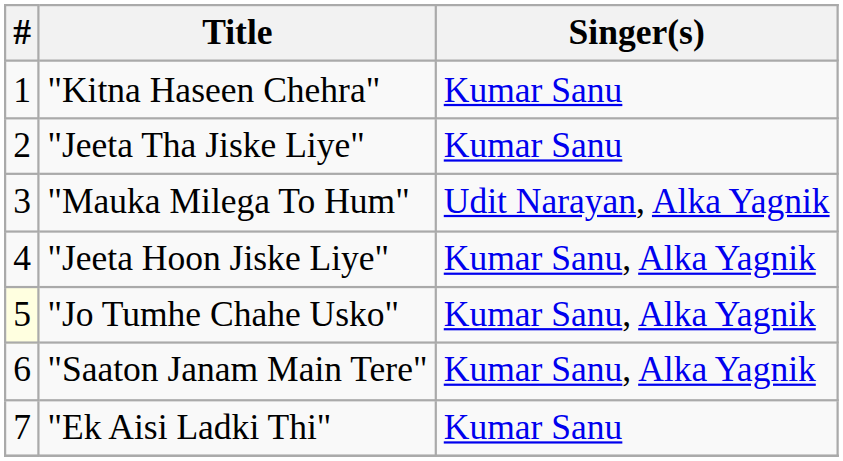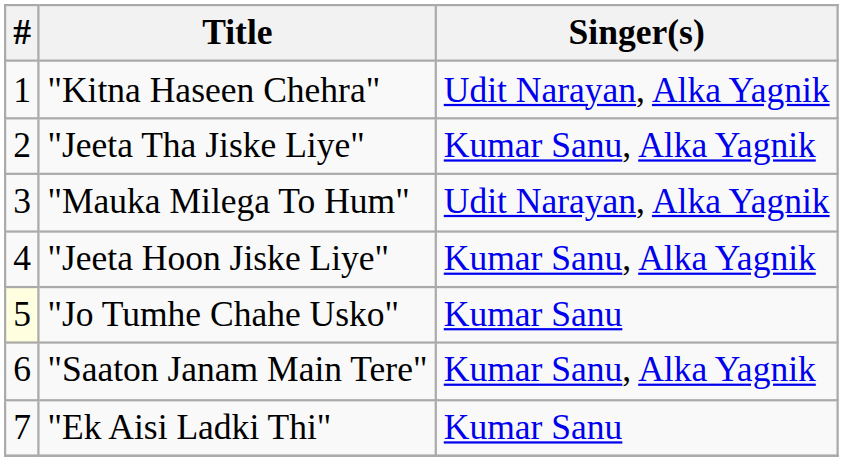(533, 88) Kumar Sanu -> (637, 88) Udit Narayan, Alka Yagnik
(533, 145) Kumar Sanu -> (630, 145) Kumar Sanu, Alka Yagnik
(630, 314) Kumar Sanu, Alka Yagnik -> (533, 314) Kumar Sanu
